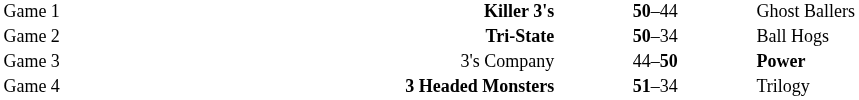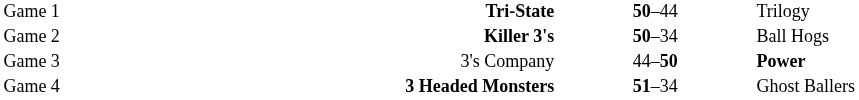(519, 10) Killer 3's -> (520, 10) Tri-State
(806, 10) Ghost Ballers -> (783, 10) Trilogy
(520, 35) Tri-State -> (519, 35) Killer 3's
(783, 85) Trilogy -> (806, 85) Ghost Ballers
